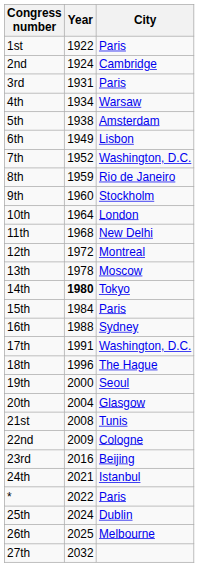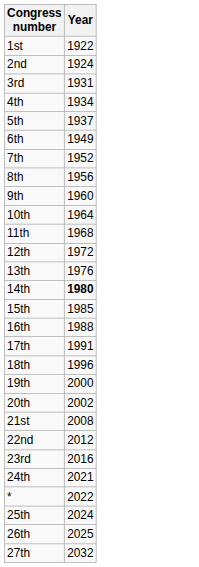- column: (145, 20)
(80, 121) 1938 -> (80, 121) 1937
(80, 177) 1959 -> (80, 177) 1956
(80, 271) 1978 -> (80, 271) 1976
(80, 308) 1984 -> (80, 308) 1985
(80, 402) 2004 -> (80, 402) 2002
(80, 440) 2009 -> (80, 440) 2012
